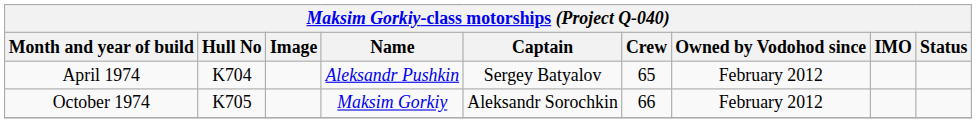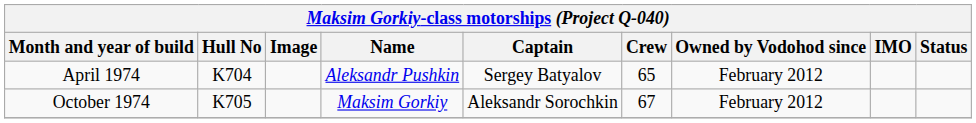(647, 103) 66 -> (647, 103) 67
